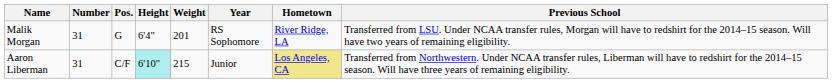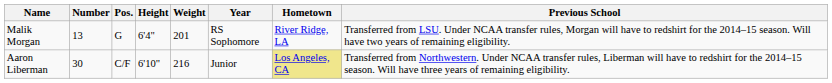(77, 35) 31 -> (77, 35) 13
(77, 64) 31 -> (77, 64) 30
(149, 64) paleturquoise background -> (149, 64) no background
(181, 64) 215 -> (181, 64) 216
